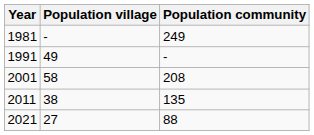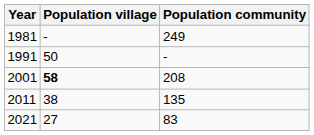(51, 57) 49 -> (51, 57) 50
(51, 78) normal -> (51, 78) bold
(170, 120) 88 -> (170, 120) 83
